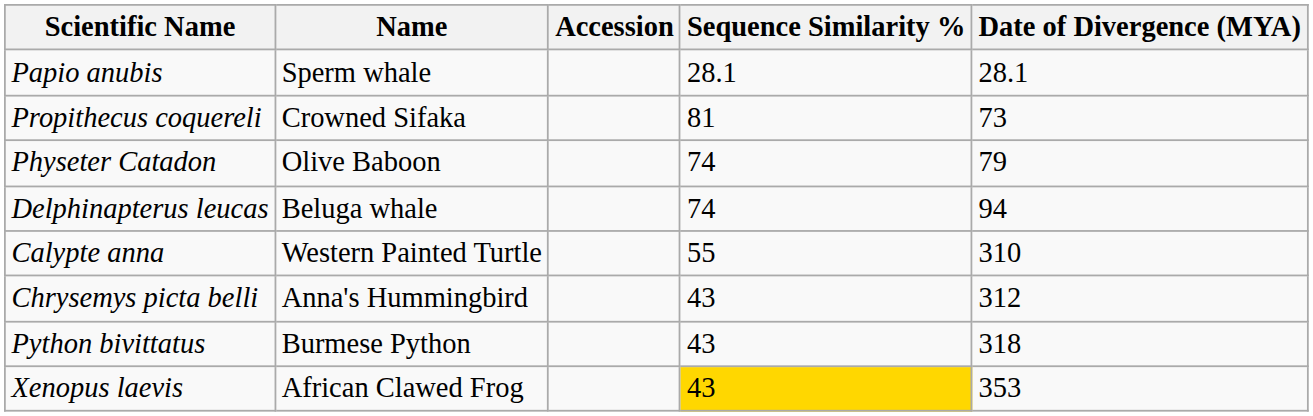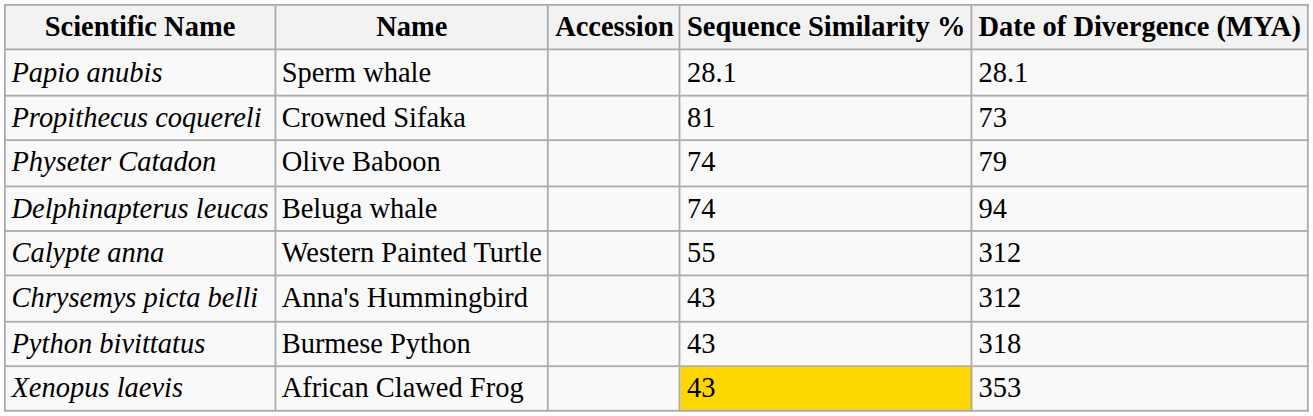(1000, 252) 310 -> (1000, 252) 312
